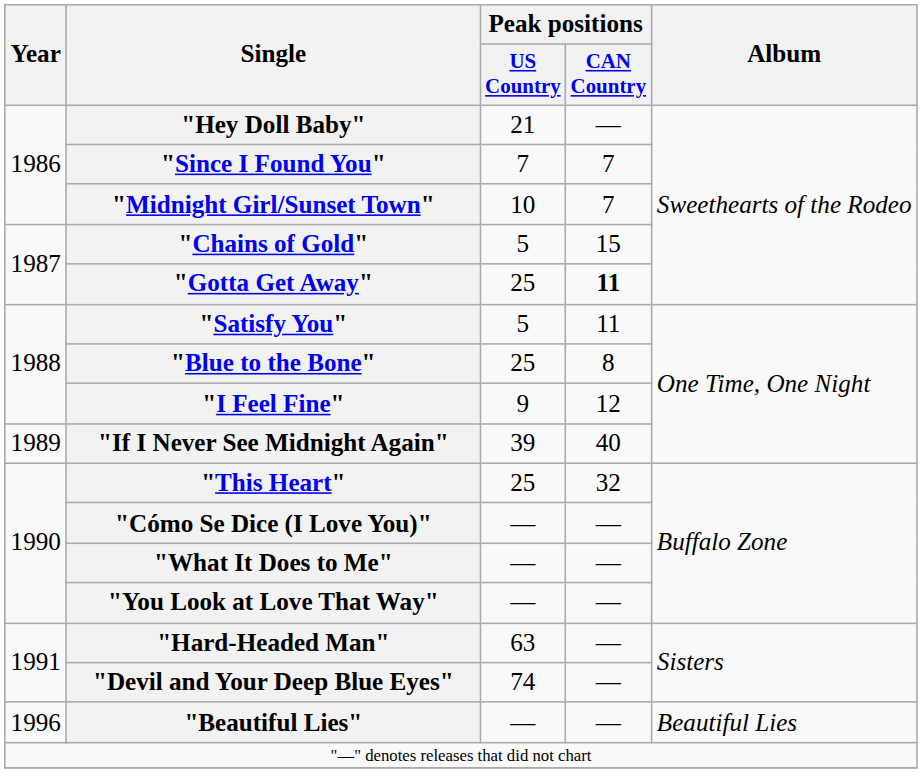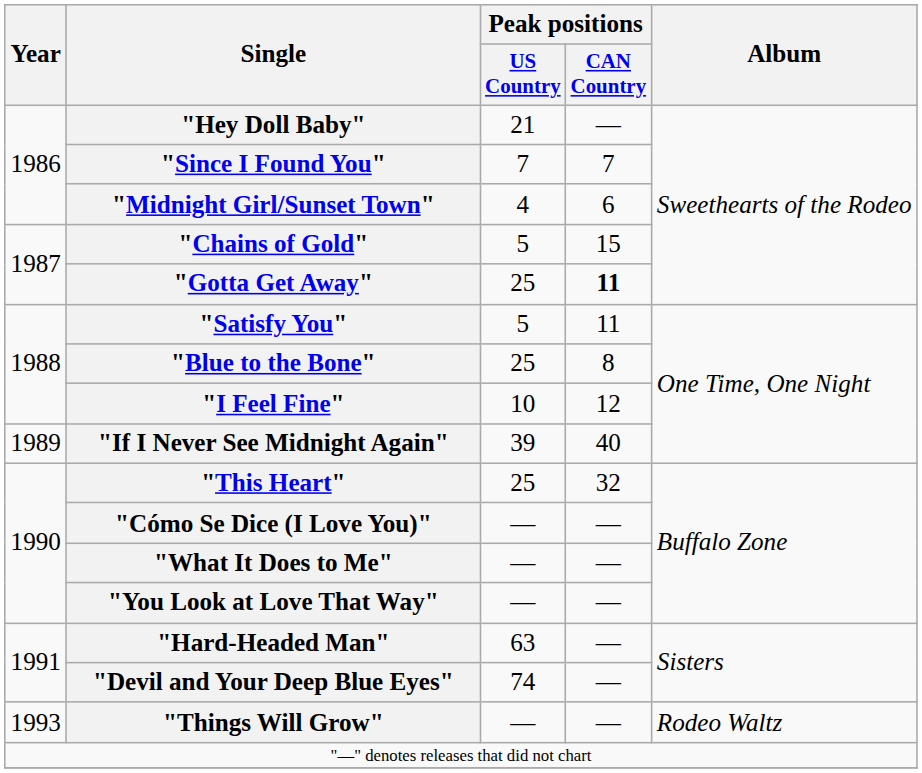(523, 204) 10 -> (523, 204) 4
(608, 204) 7 -> (608, 204) 6
(523, 403) 9 -> (523, 403) 10
+ row: (273, 721)
- row: (273, 721)
